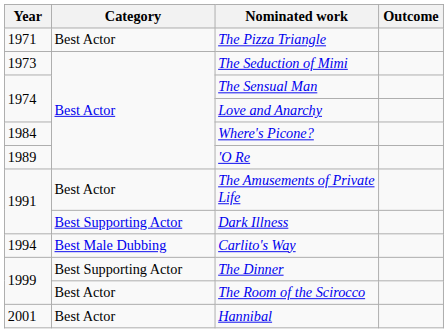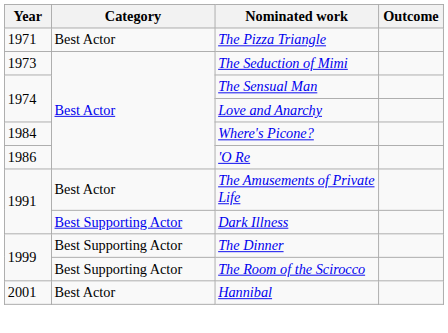(22, 157) 1989 -> (22, 157) 1986
- row: (257, 245)
(85, 292) Best Actor -> (118, 268) Best Supporting Actor
